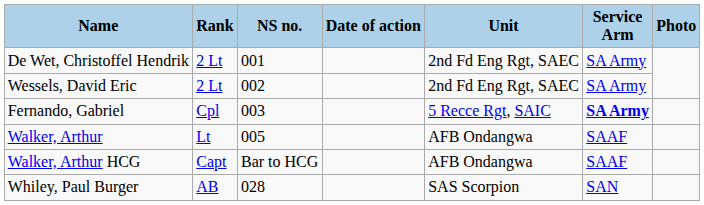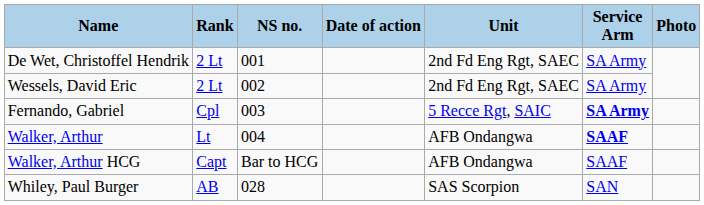(253, 136) 005 -> (253, 136) 004
(607, 136) normal -> (607, 136) bold
